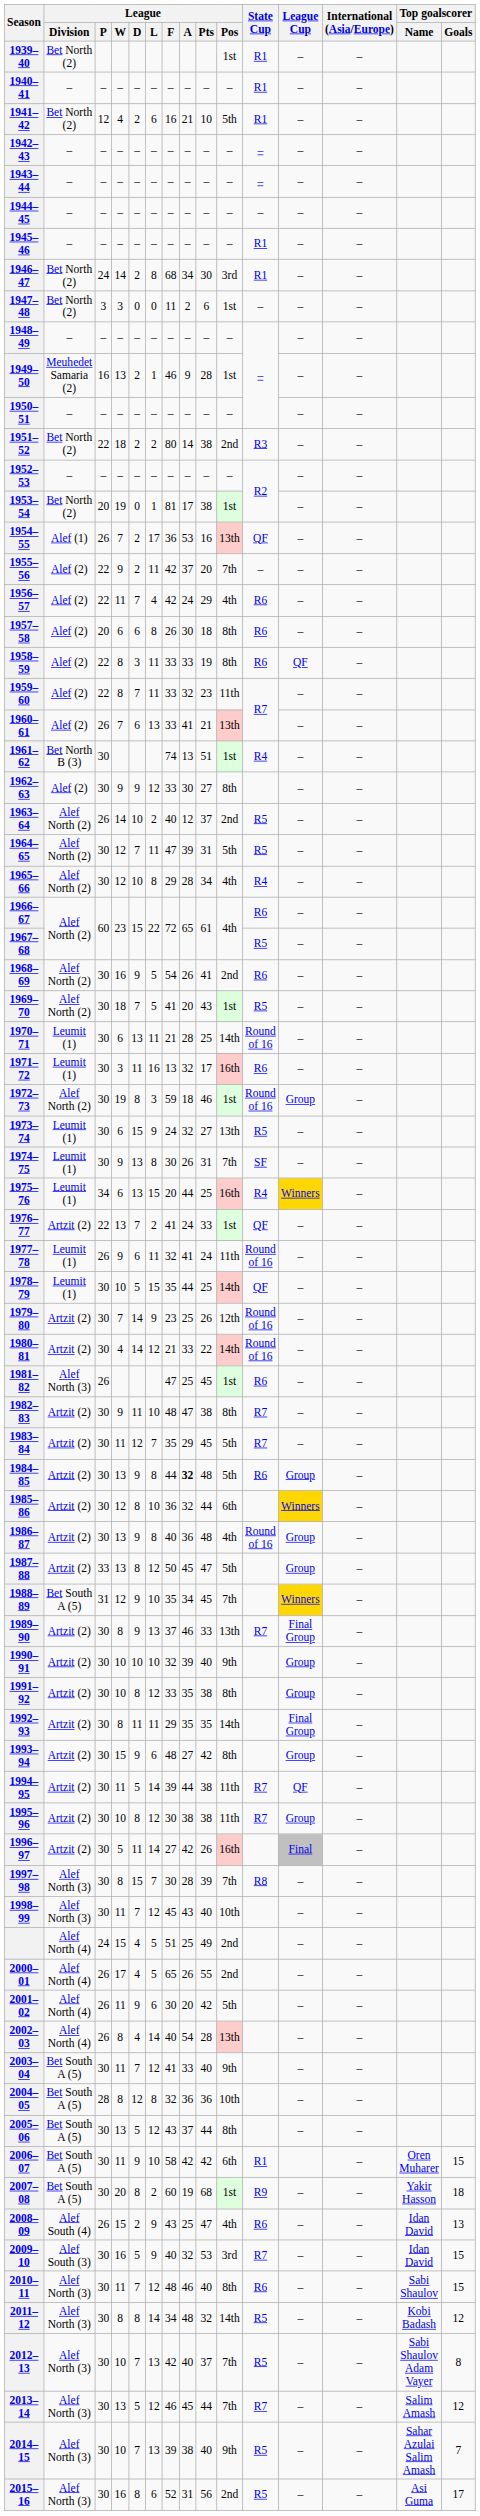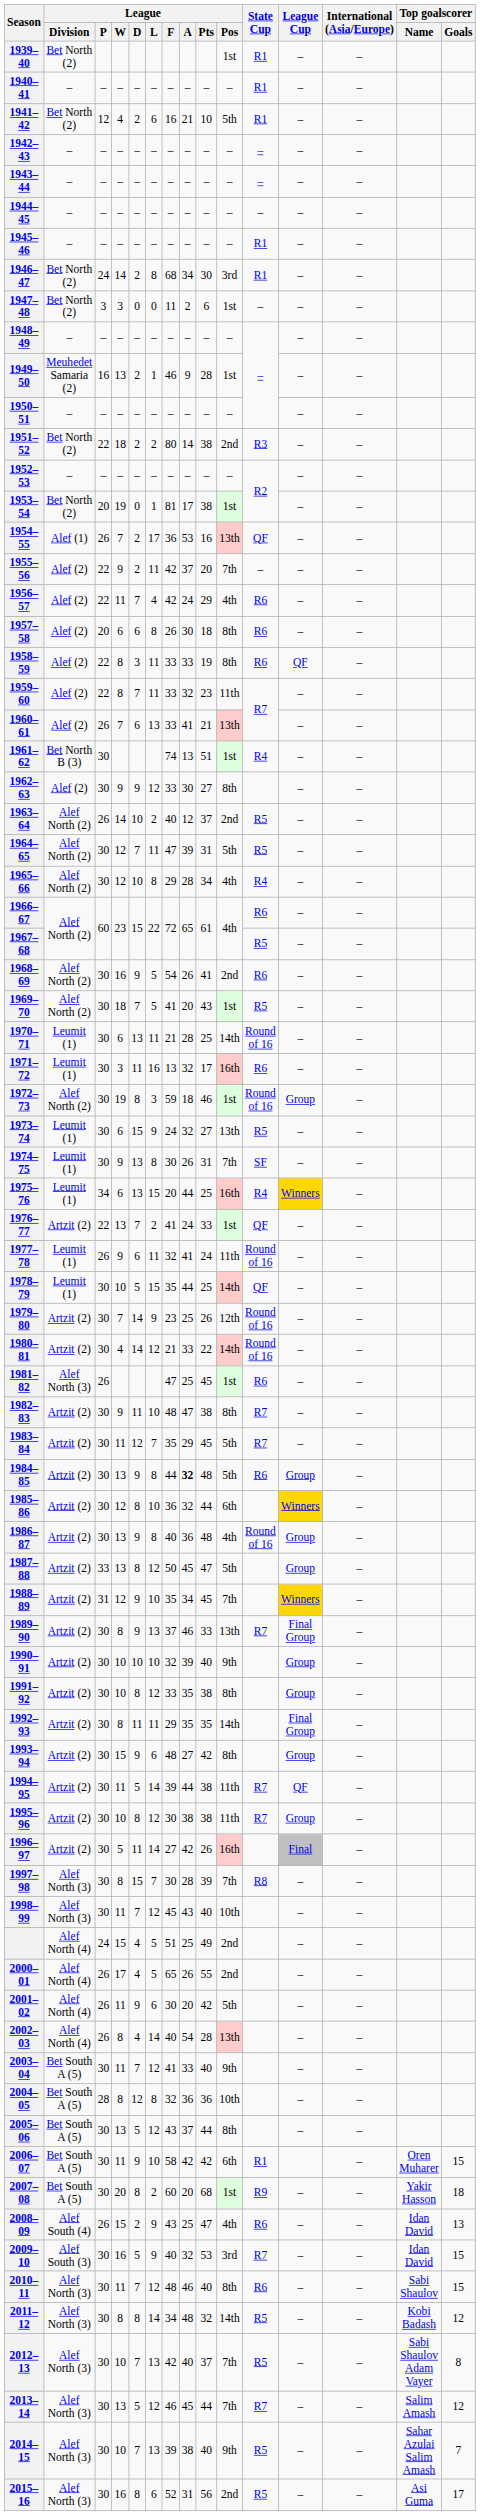(69, 1599) Bet South A (5) -> (69, 1599) Artzit (2)
(188, 2193) 19 -> (188, 2193) 20
